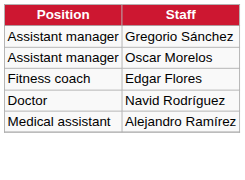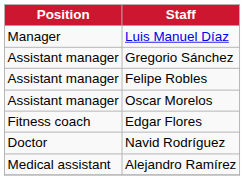+ row: (177, 36)
+ row: (166, 79)
